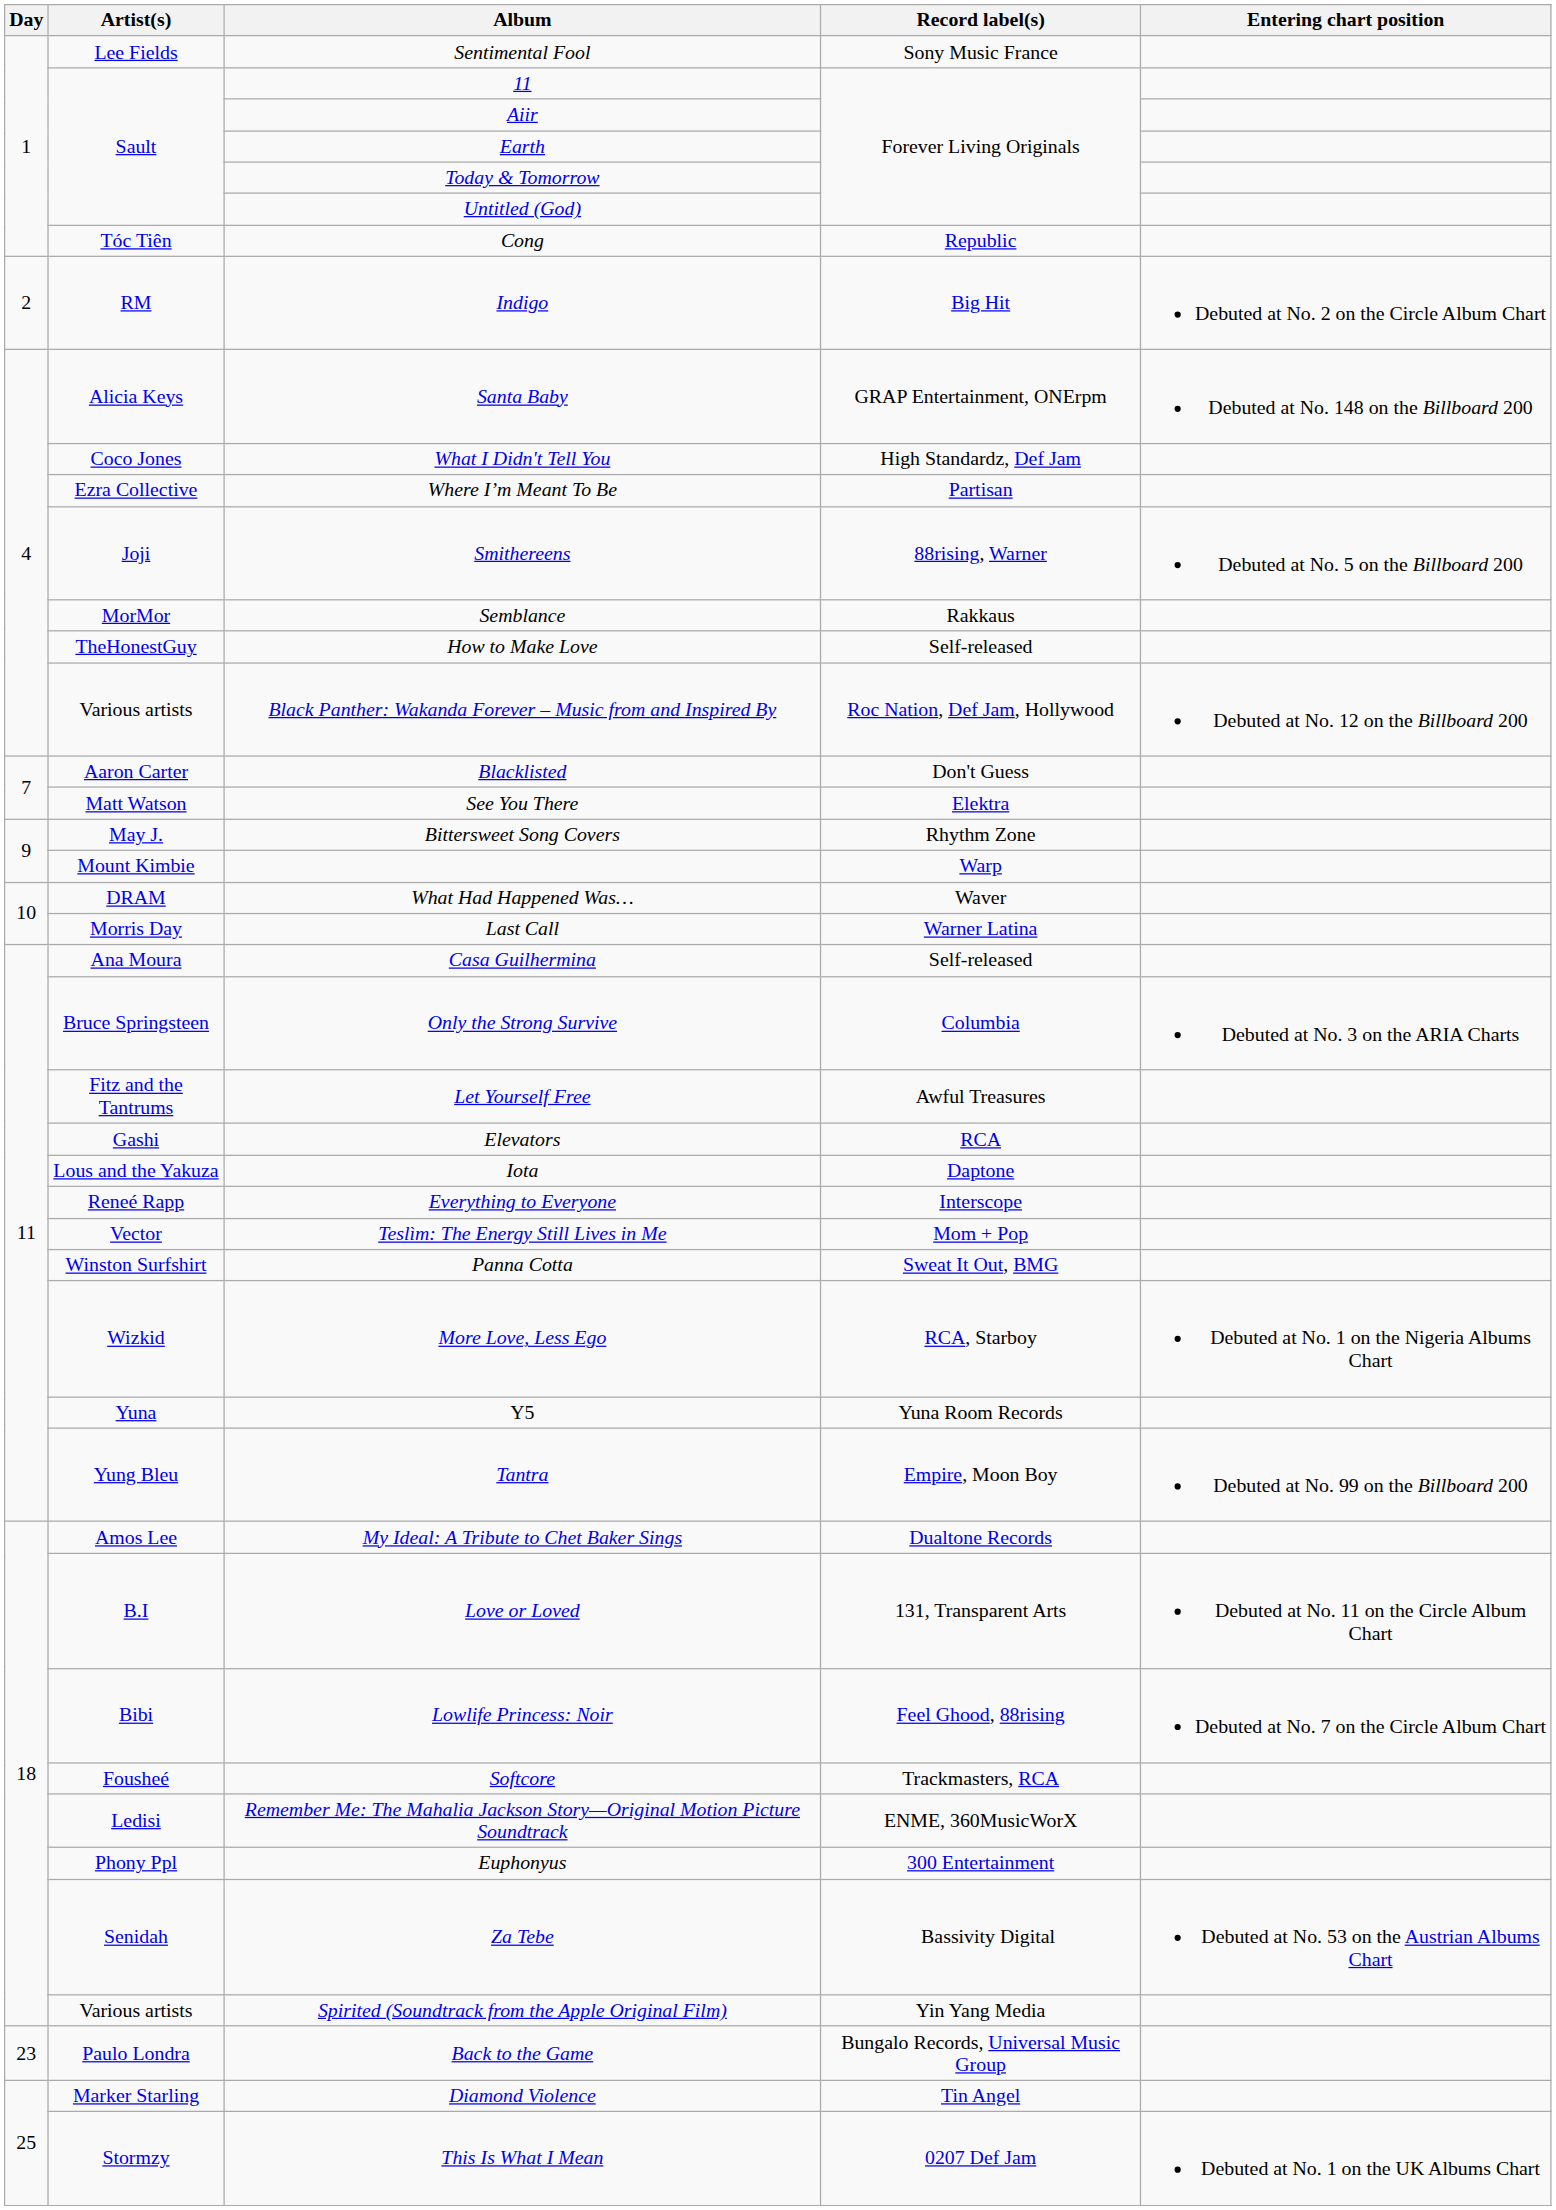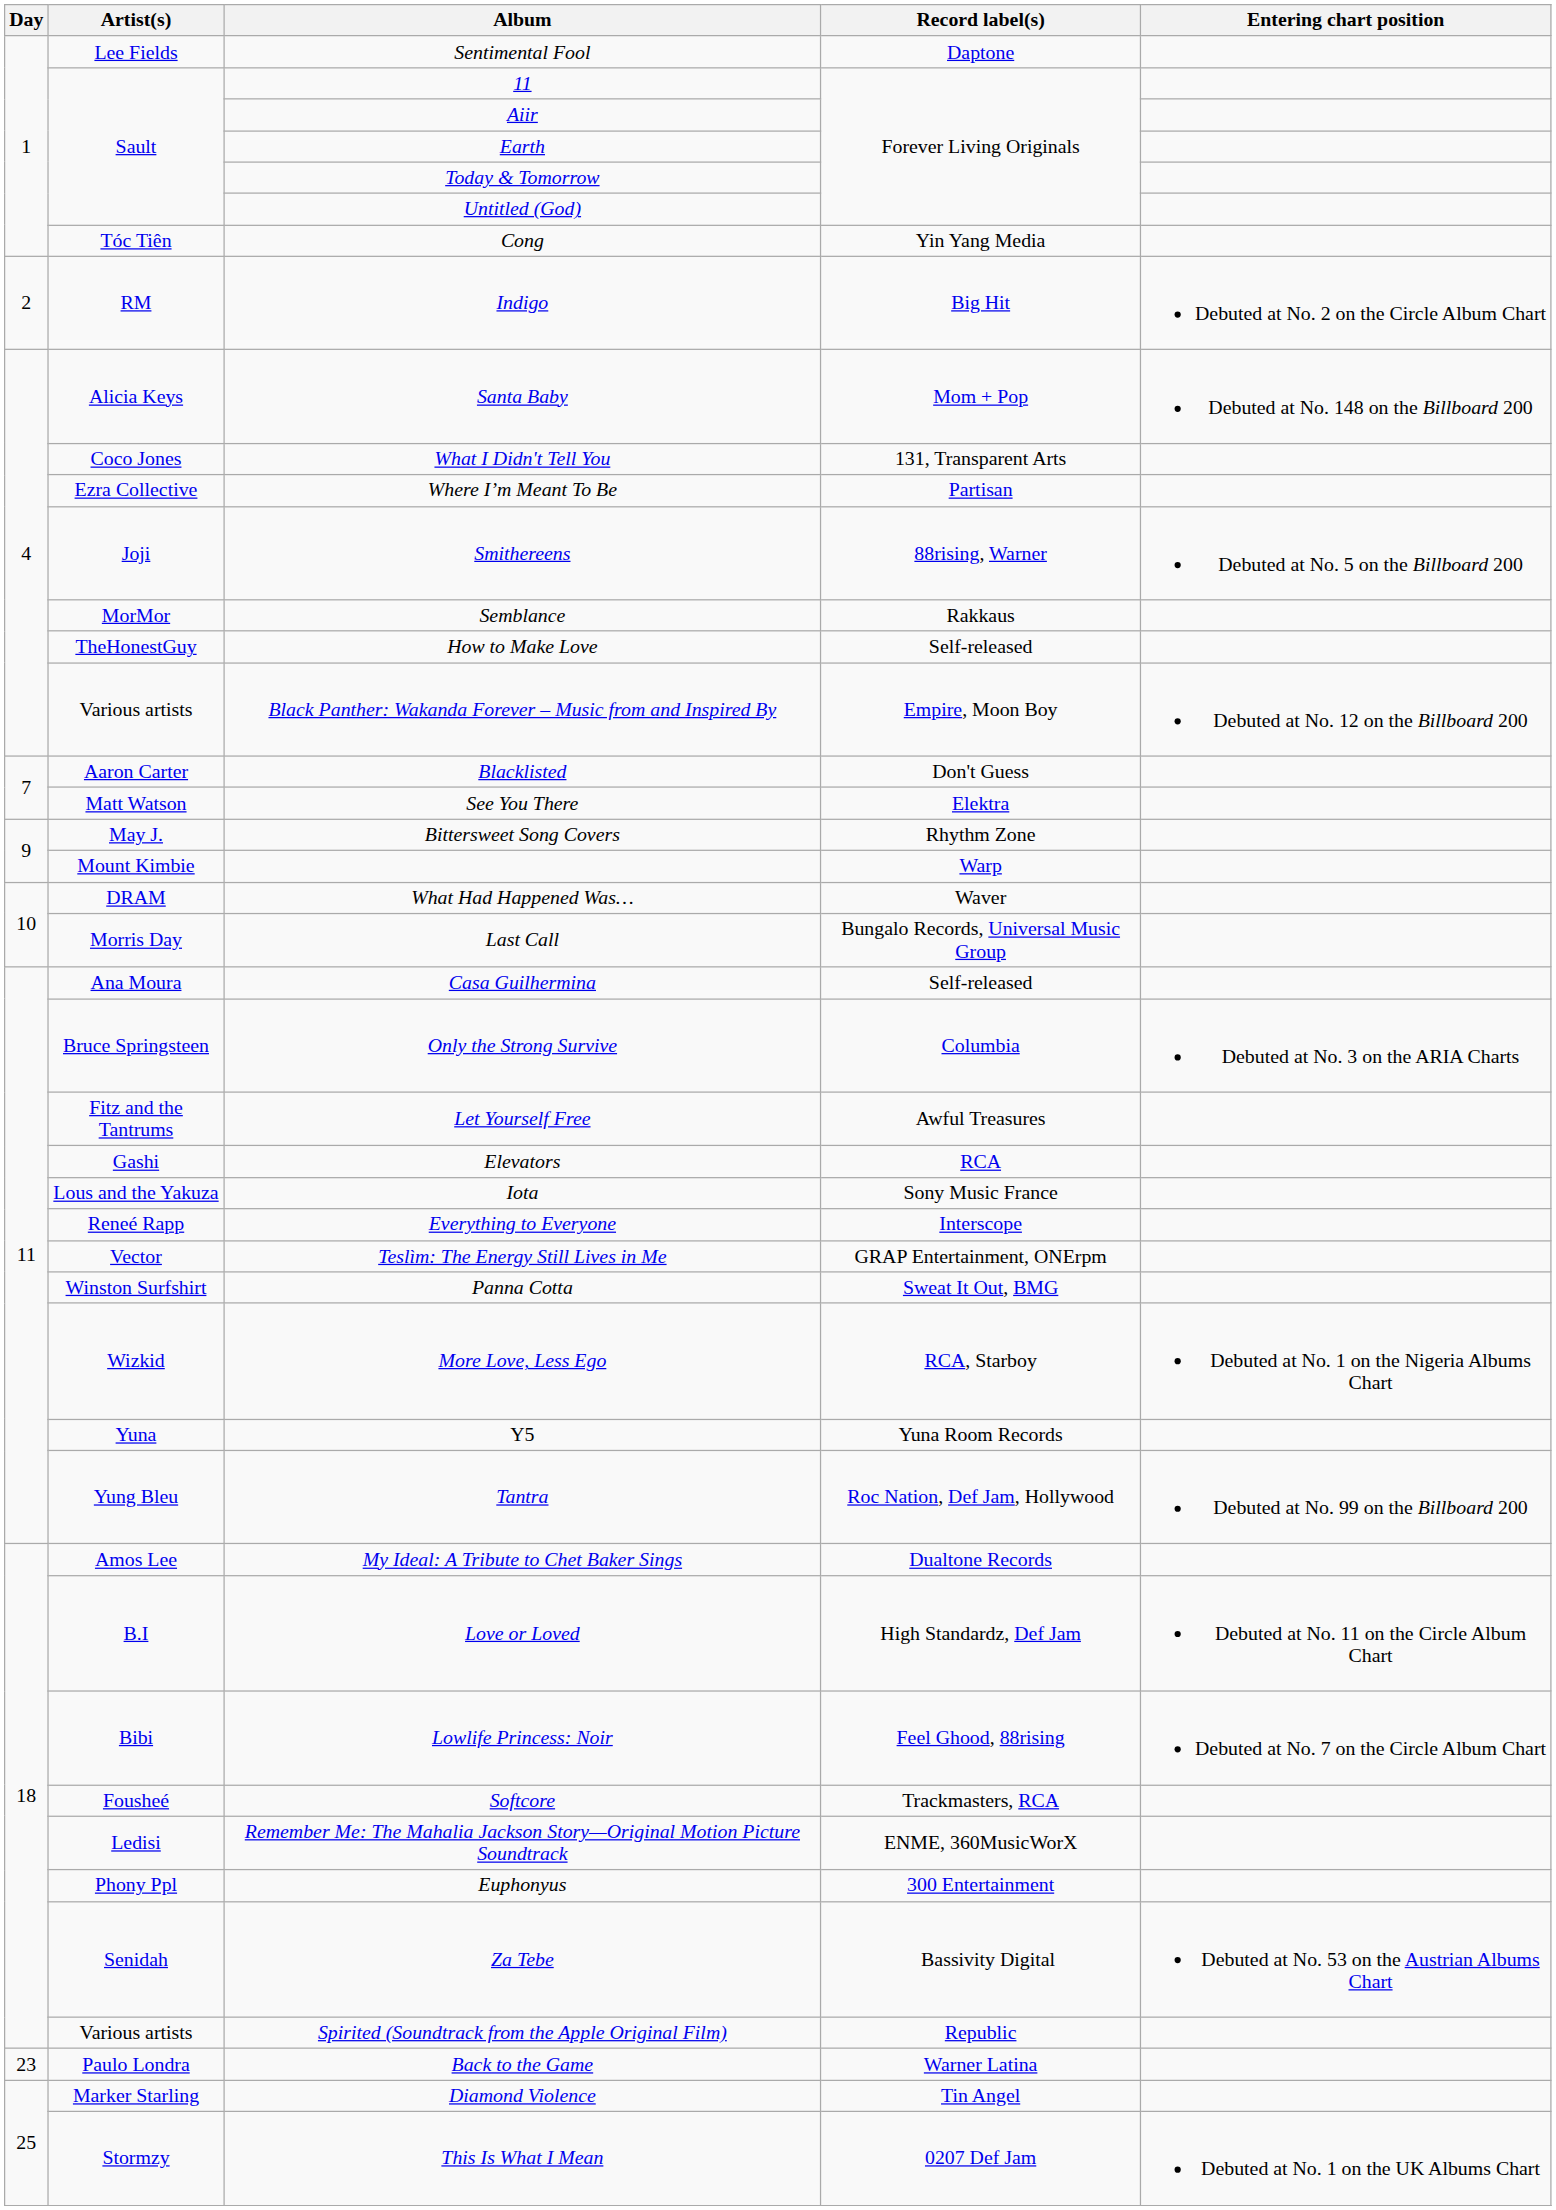(981, 51) Sony Music France -> (981, 51) Daptone
(981, 240) Republic -> (981, 240) Yin Yang Media
(981, 396) GRAP Entertainment, ONErpm -> (981, 396) Mom + Pop
(981, 458) High Standardz, Def Jam -> (981, 458) 131, Transparent Arts
(981, 709) Roc Nation, Def Jam, Hollywood -> (981, 709) Empire, Moon Boy
(981, 928) Warner Latina -> (981, 940) Bungalo Records, Universal Music Group
(981, 1170) Daptone -> (981, 1192) Sony Music France
(981, 1233) Mom + Pop -> (981, 1255) GRAP Entertainment, ONErpm
(981, 1474) Empire, Moon Boy -> (981, 1497) Roc Nation, Def Jam, Hollywood
(981, 1610) 131, Transparent Arts -> (981, 1633) High Standardz, Def Jam
(981, 2010) Yin Yang Media -> (981, 2032) Republic
(981, 2053) Bungalo Records, Universal Music Group -> (981, 2064) Warner Latina
